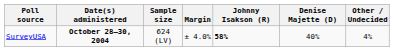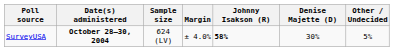(313, 36) 40% -> (313, 36) 30%
(368, 36) 4% -> (368, 36) 5%
